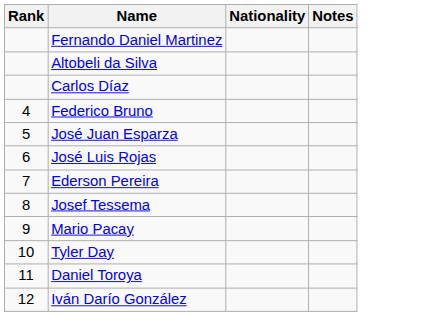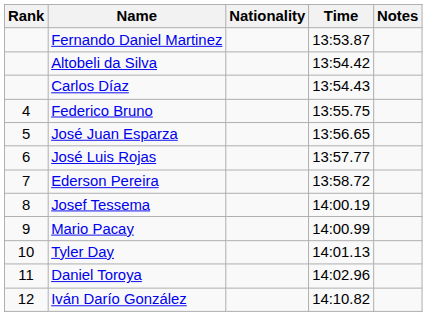+ column: (341, 16)
